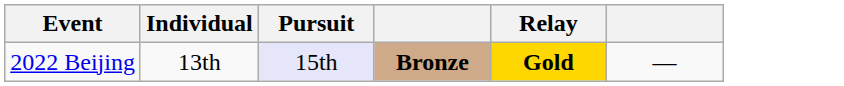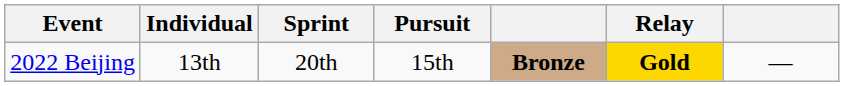+ column: (316, 23)
(316, 61) lavender background -> (432, 61) no background
